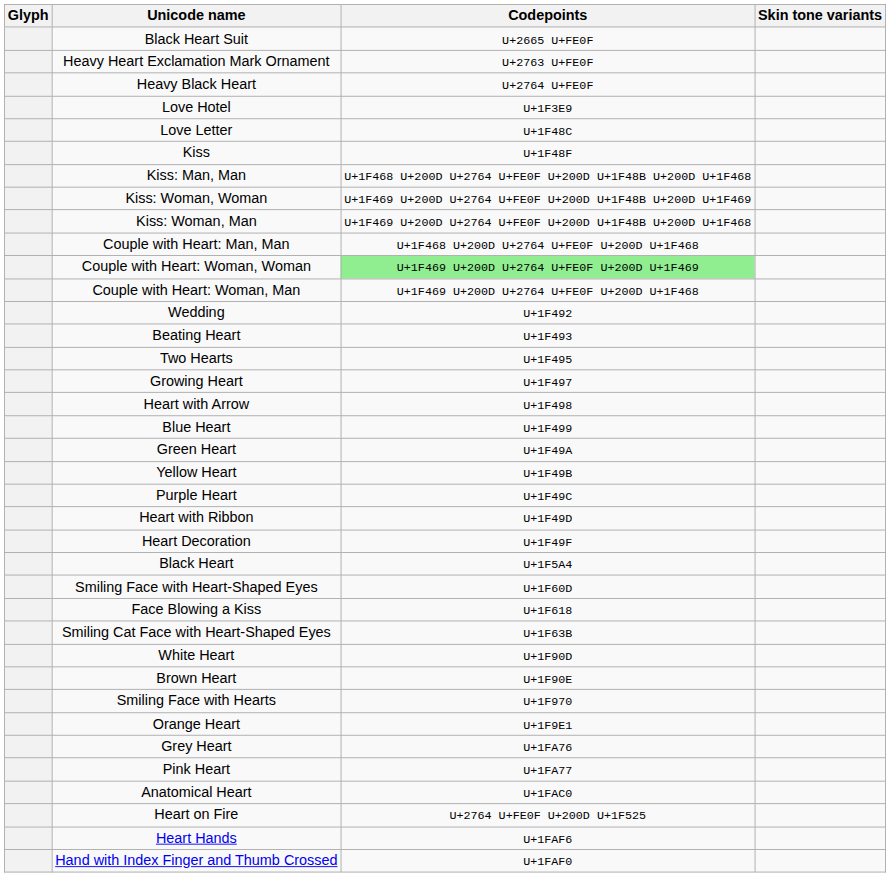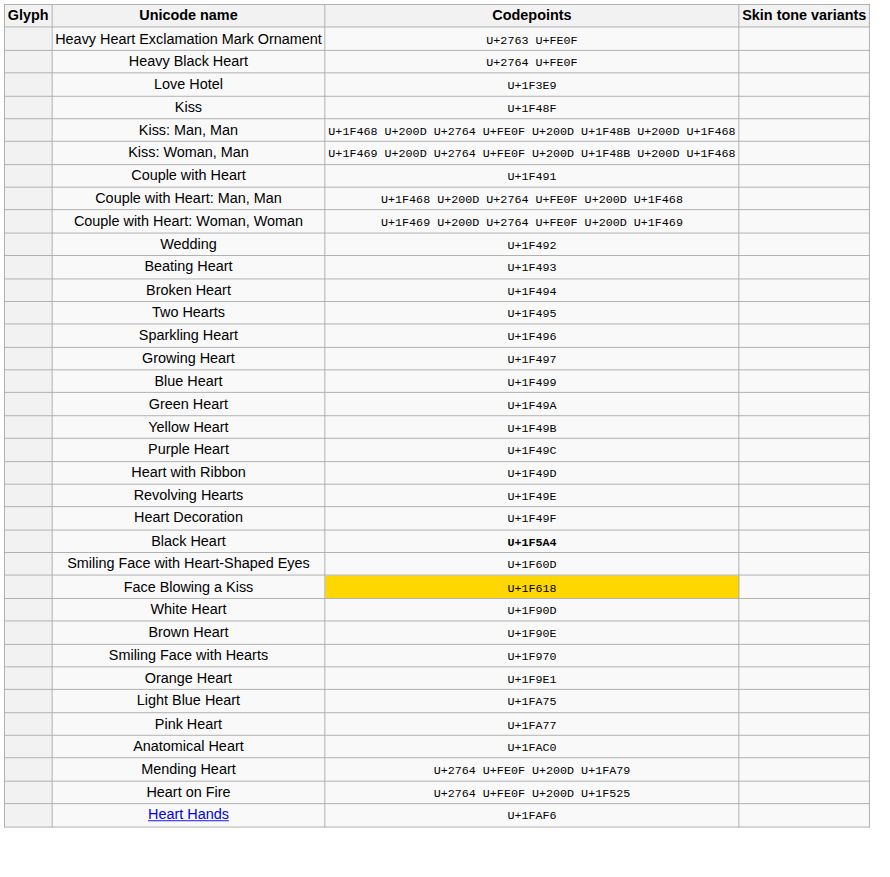- row: (196, 38)
- row: (196, 130)
- row: (196, 198)
+ row: (188, 175)
(548, 268) lightgreen background -> (532, 223) no background
- row: (196, 289)
+ row: (188, 289)
+ row: (188, 335)
- row: (196, 404)
+ row: (188, 495)
(548, 565) normal -> (532, 541) bold
(548, 611) no background -> (532, 588) gold background
- row: (196, 632)
+ row: (188, 701)
- row: (196, 746)
+ row: (188, 769)
- row: (196, 860)
